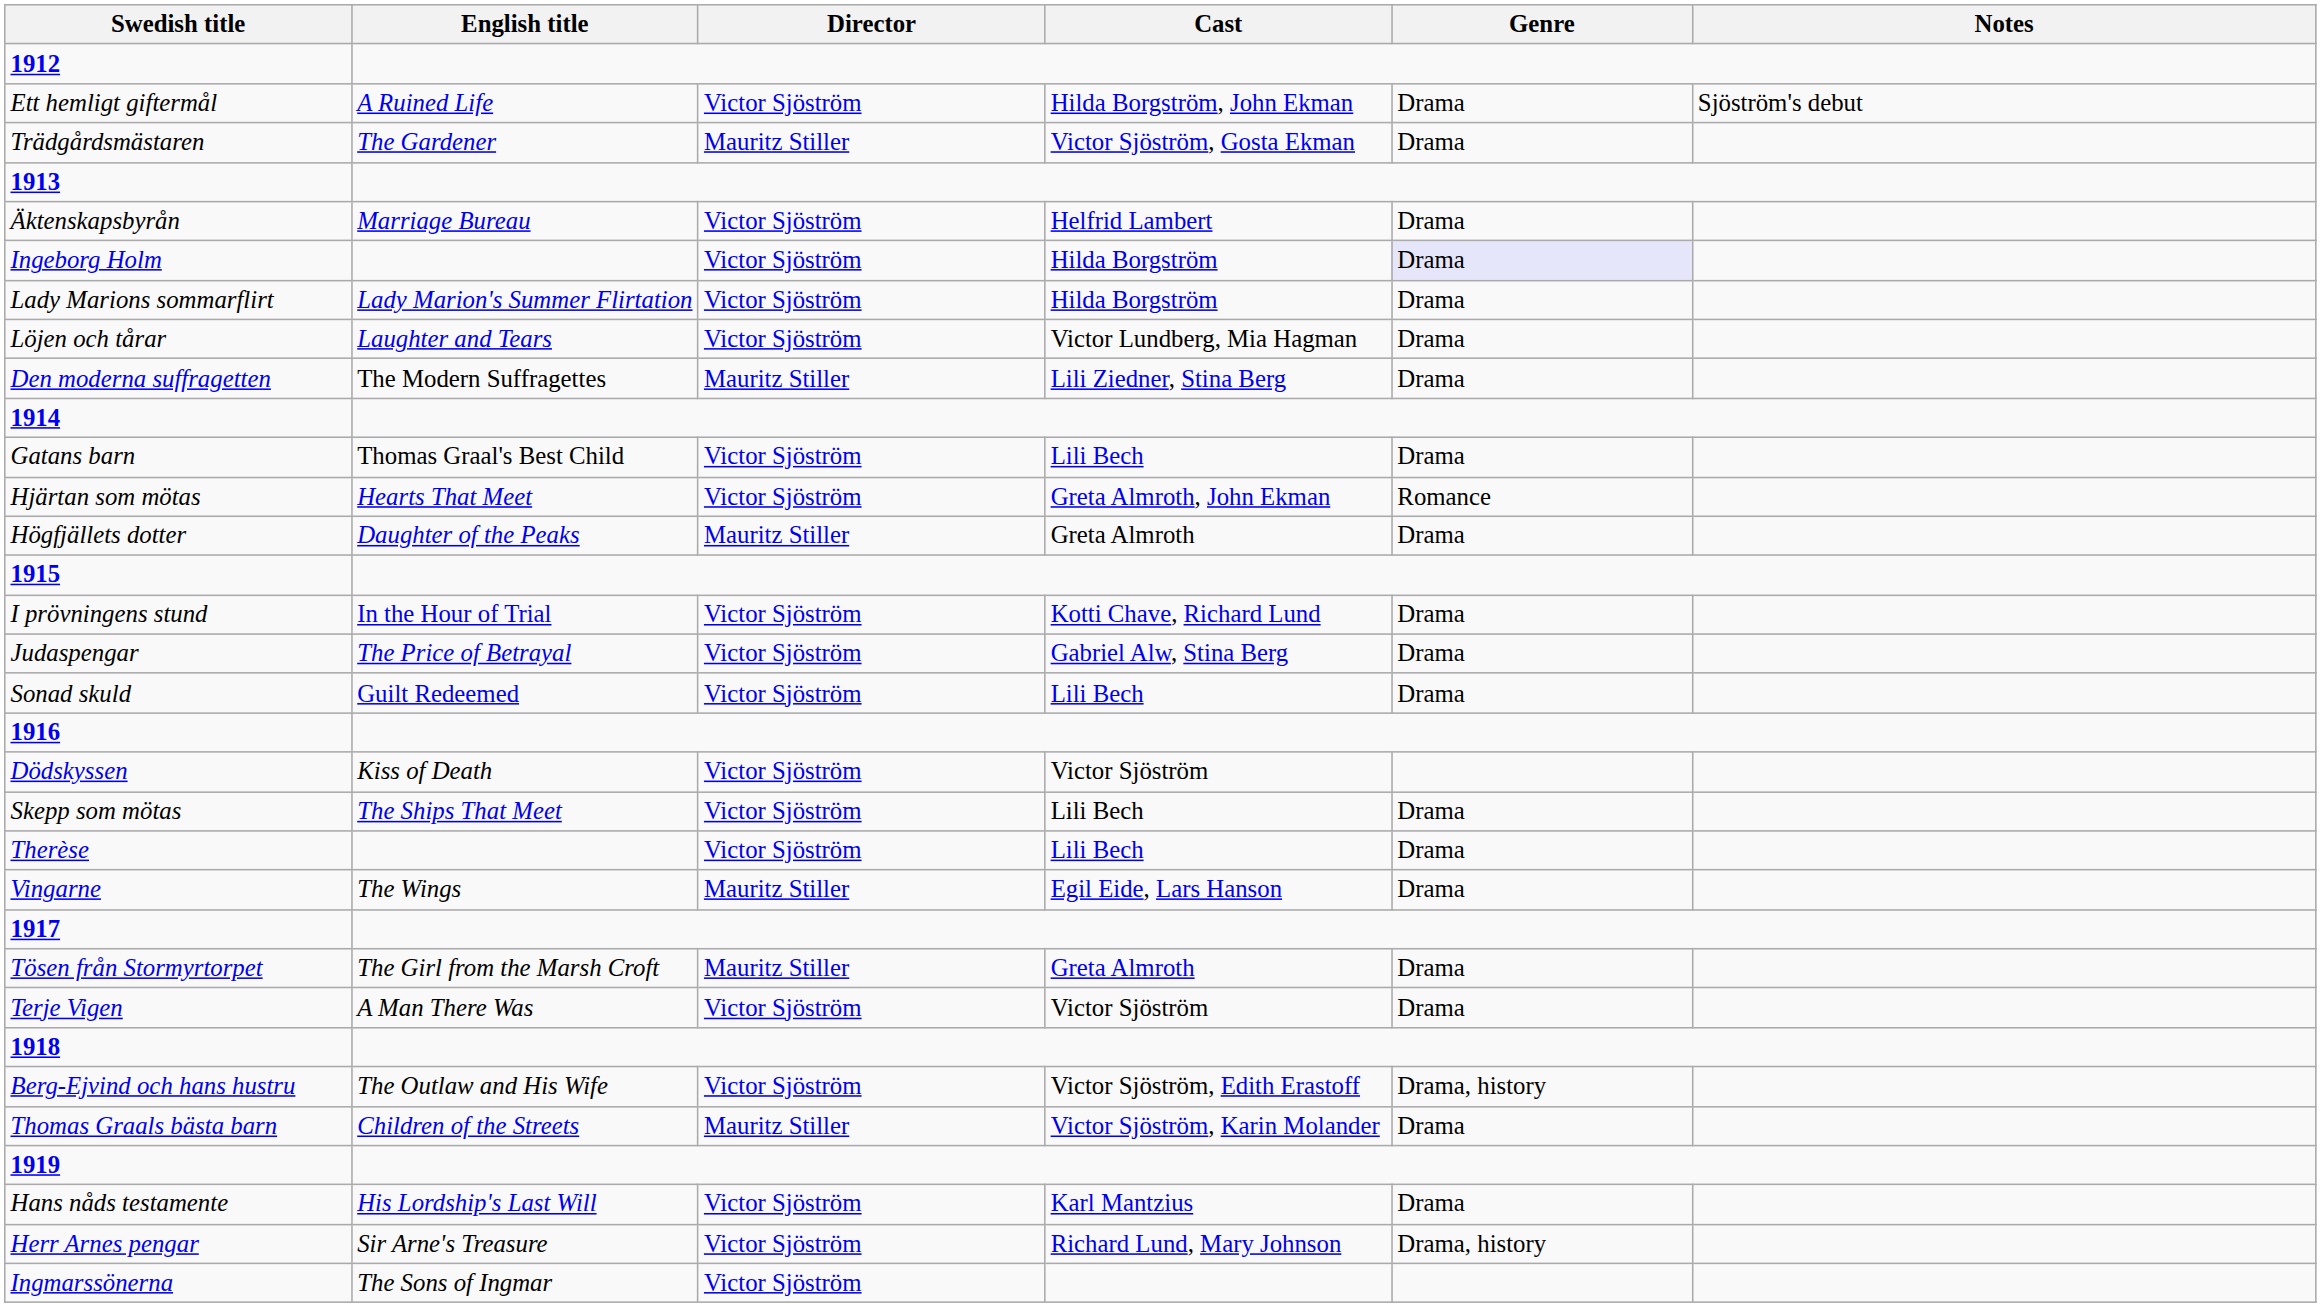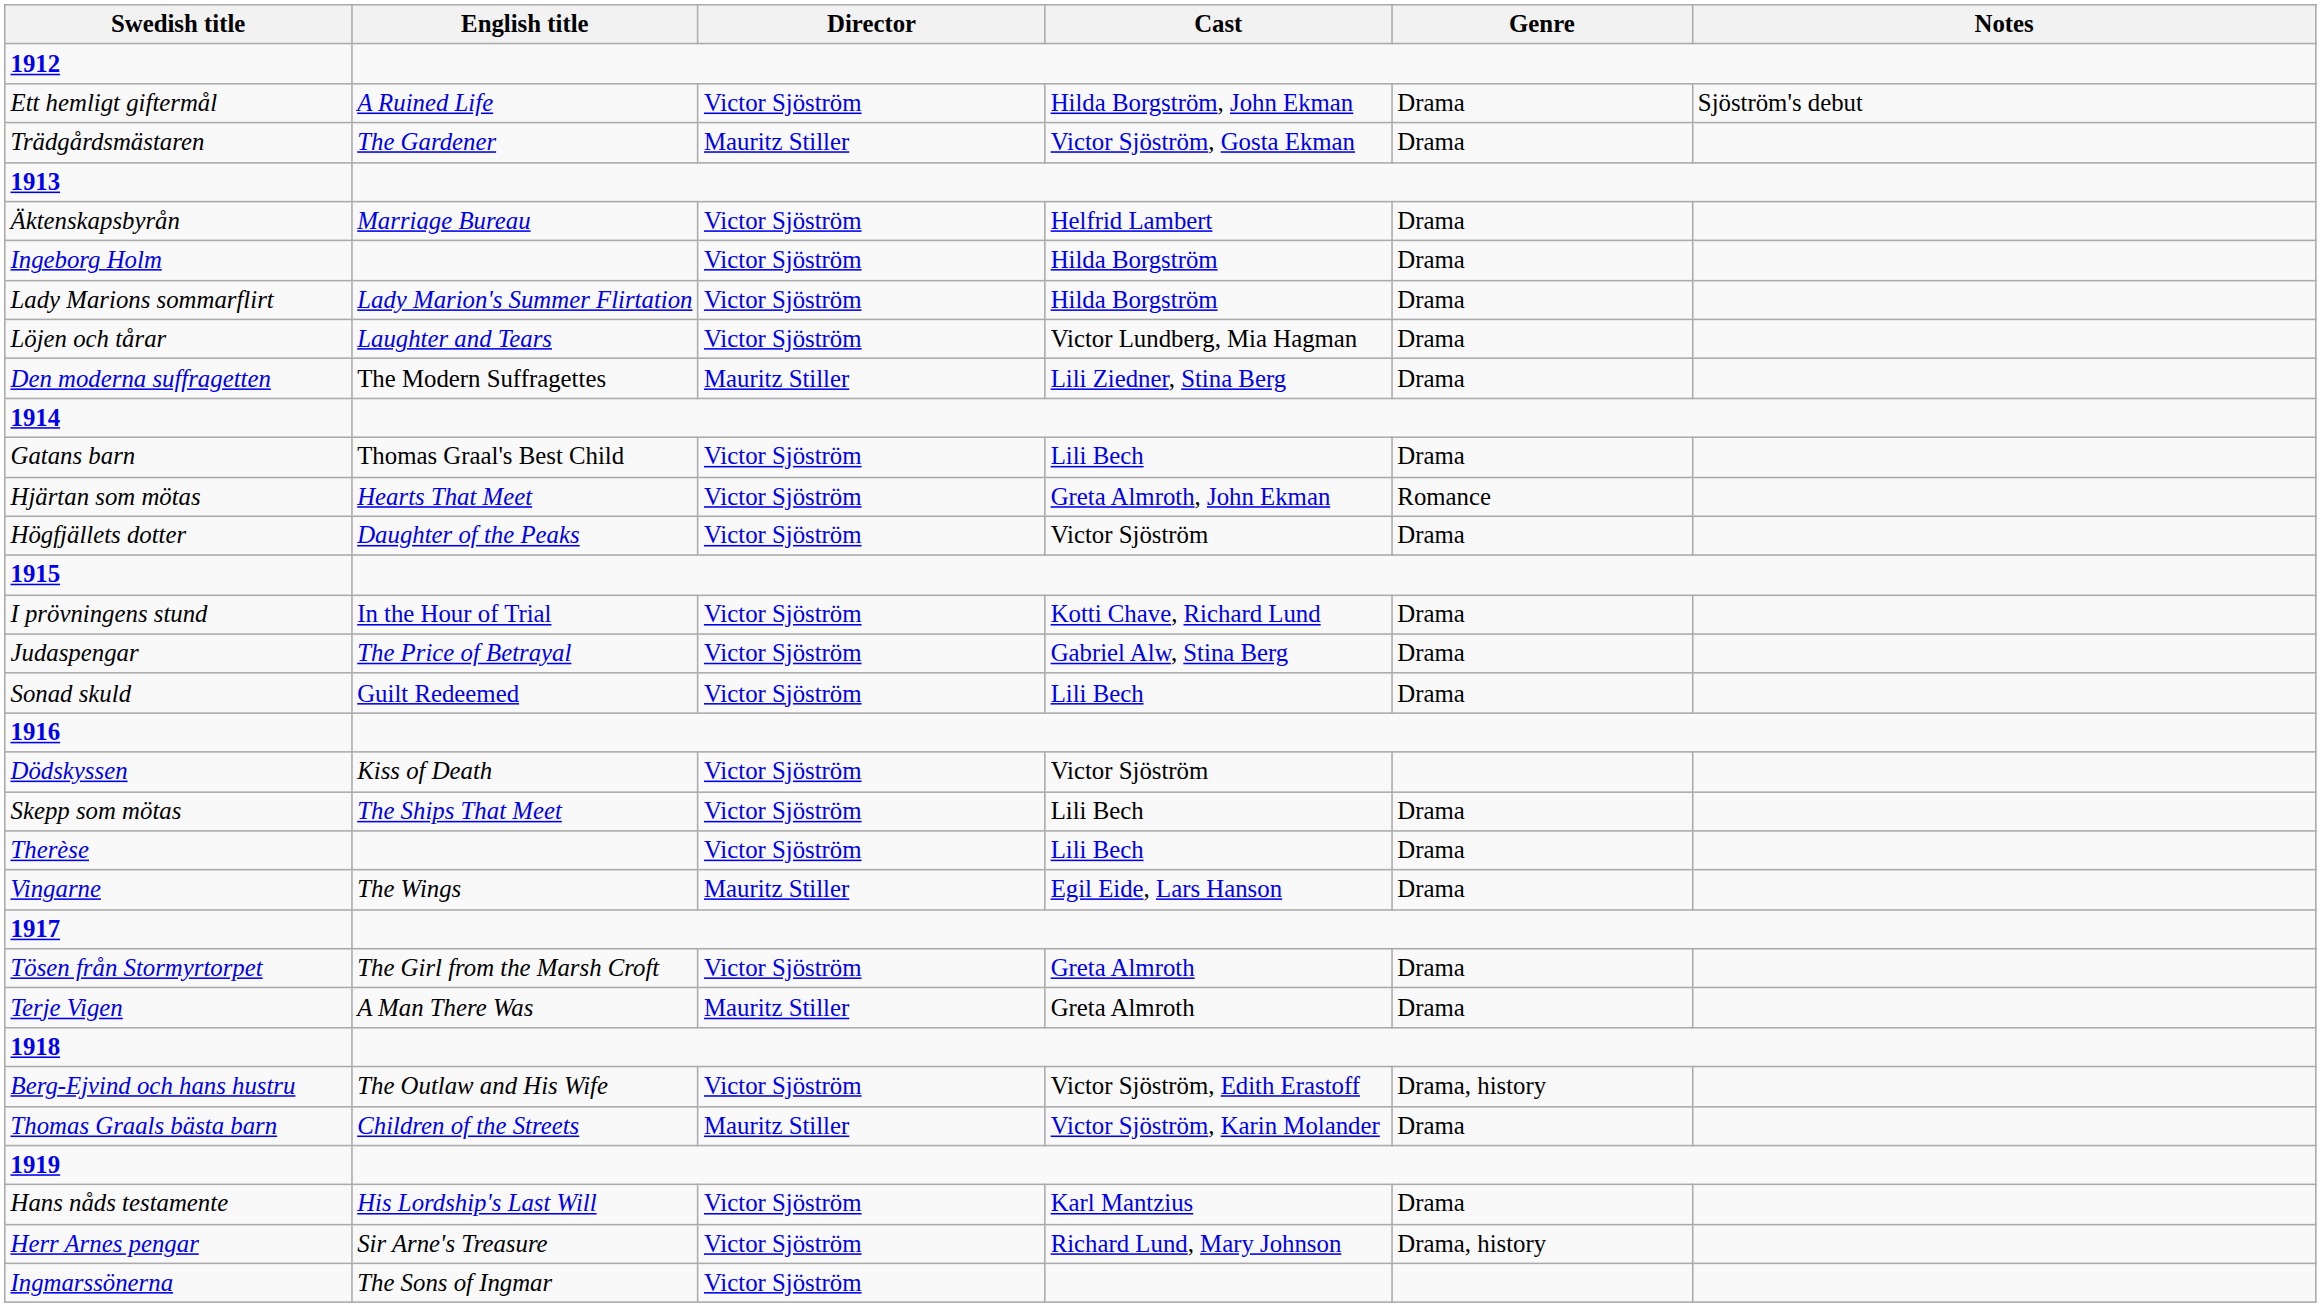(1431, 260) lavender background -> (1431, 260) no background
(777, 535) Mauritz Stiller -> (783, 535) Victor Sjöström
(1123, 535) Greta Almroth -> (1129, 535) Victor Sjöström
(777, 968) Mauritz Stiller -> (783, 968) Victor Sjöström
(783, 1007) Victor Sjöström -> (777, 1007) Mauritz Stiller
(1129, 1007) Victor Sjöström -> (1123, 1007) Greta Almroth
